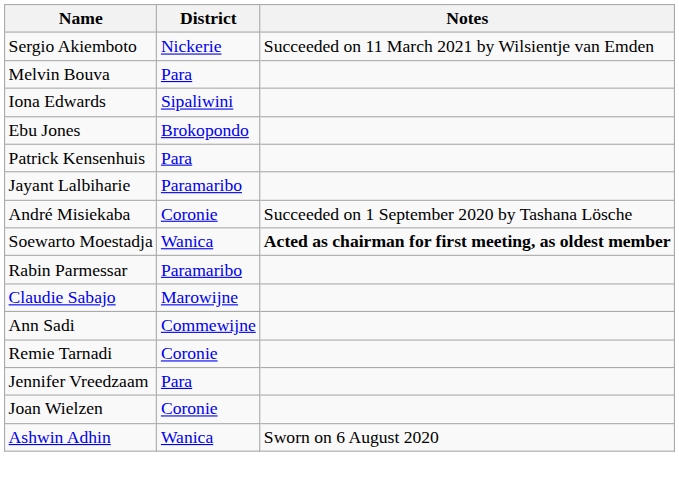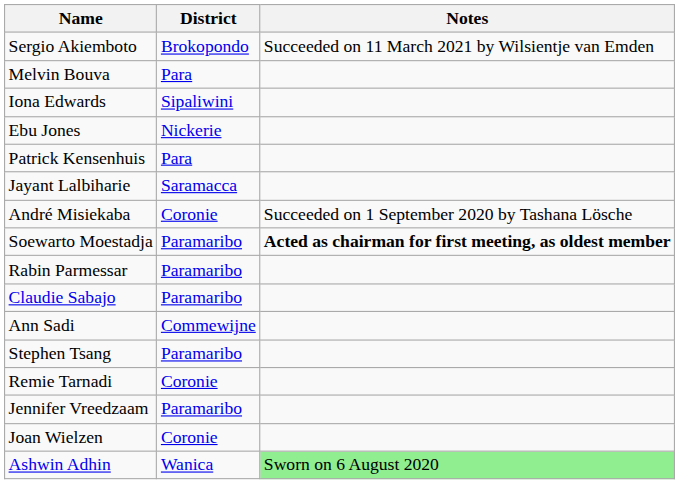(191, 46) Nickerie -> (205, 46) Brokopondo
(205, 130) Brokopondo -> (191, 130) Nickerie
(201, 185) Paramaribo -> (199, 185) Saramacca
(187, 241) Wanica -> (201, 241) Paramaribo
(200, 297) Marowijne -> (201, 297) Paramaribo
+ row: (60, 353)
(177, 381) Para -> (201, 409) Paramaribo
(351, 437) no background -> (351, 465) lightgreen background
